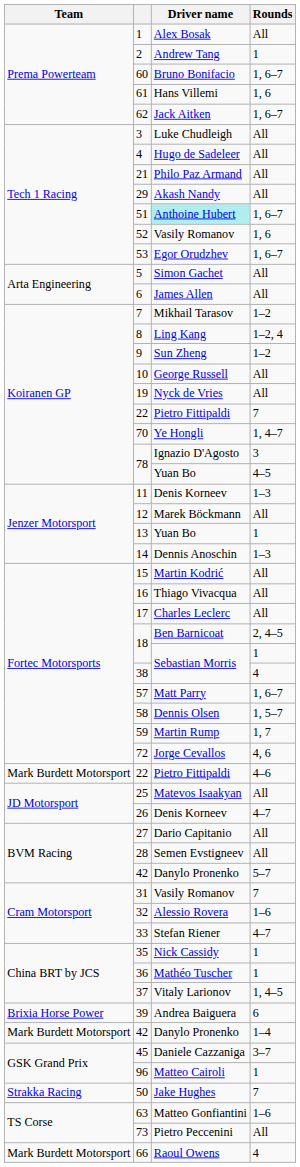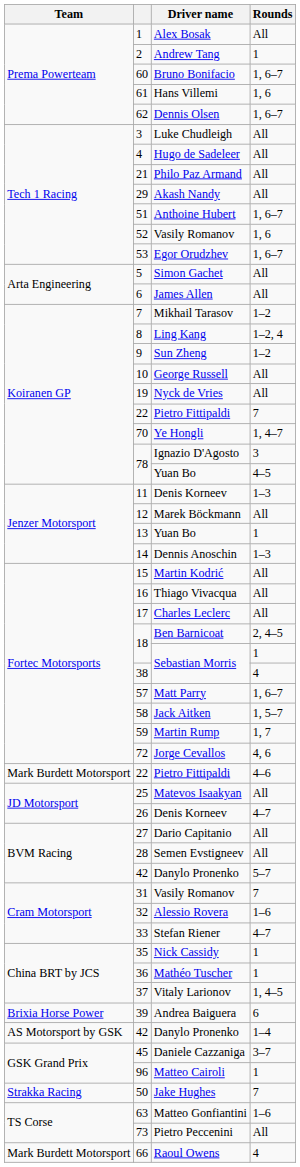(182, 113) Jack Aitken -> (187, 113) Dennis Olsen
(195, 213) paleturquoise background -> (195, 213) no background
(187, 713) Dennis Olsen -> (182, 713) Jack Aitken
(69, 1032) Mark Burdett Motorsport -> (65, 1032) AS Motorsport by GSK
